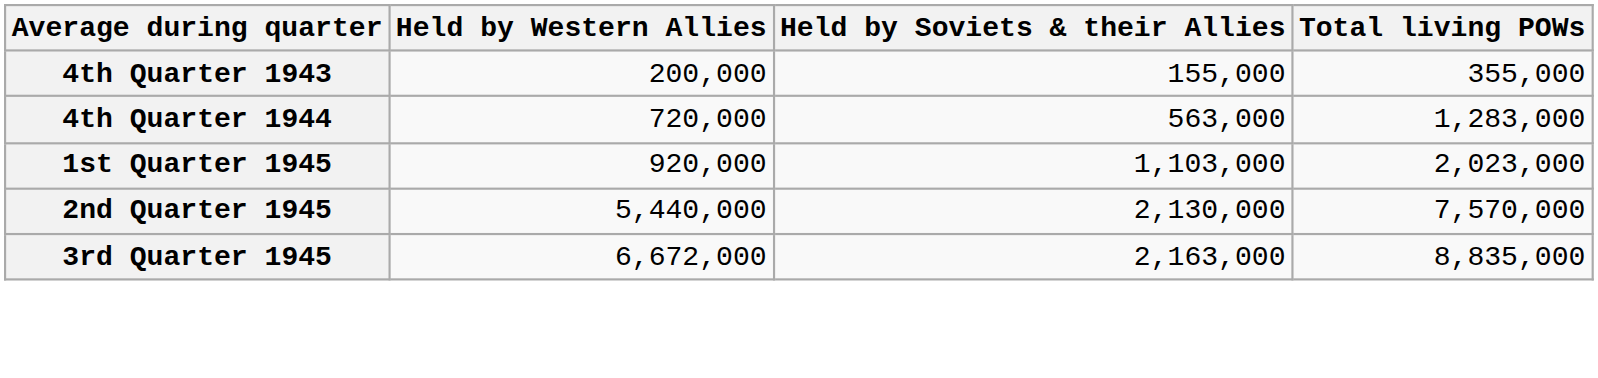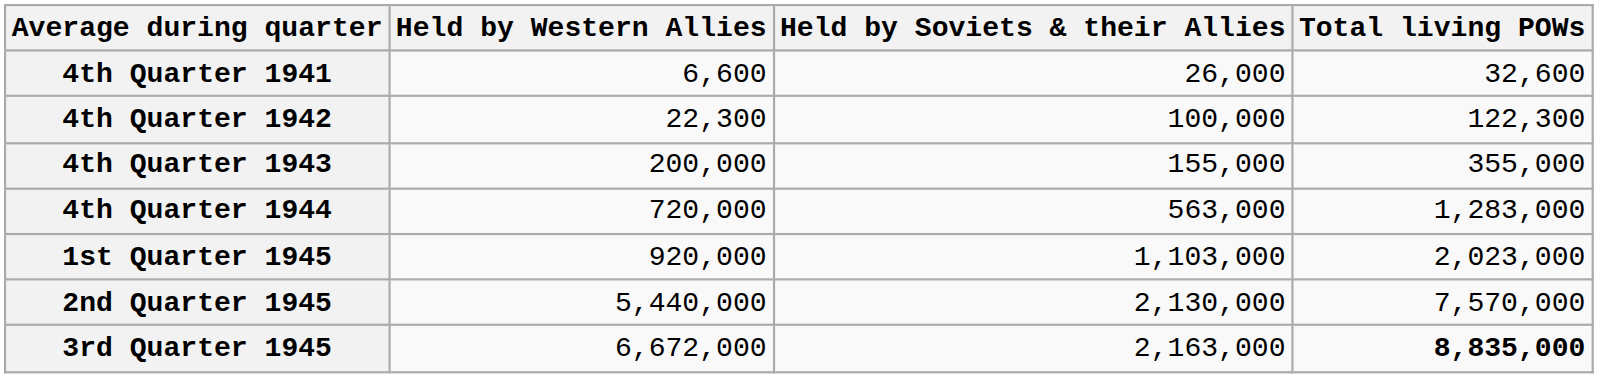+ row: (197, 74)
+ row: (197, 119)
(1510, 257) normal -> (1510, 348) bold
